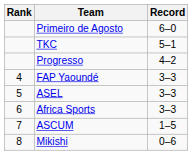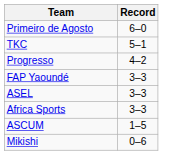- column: (19, 12)
